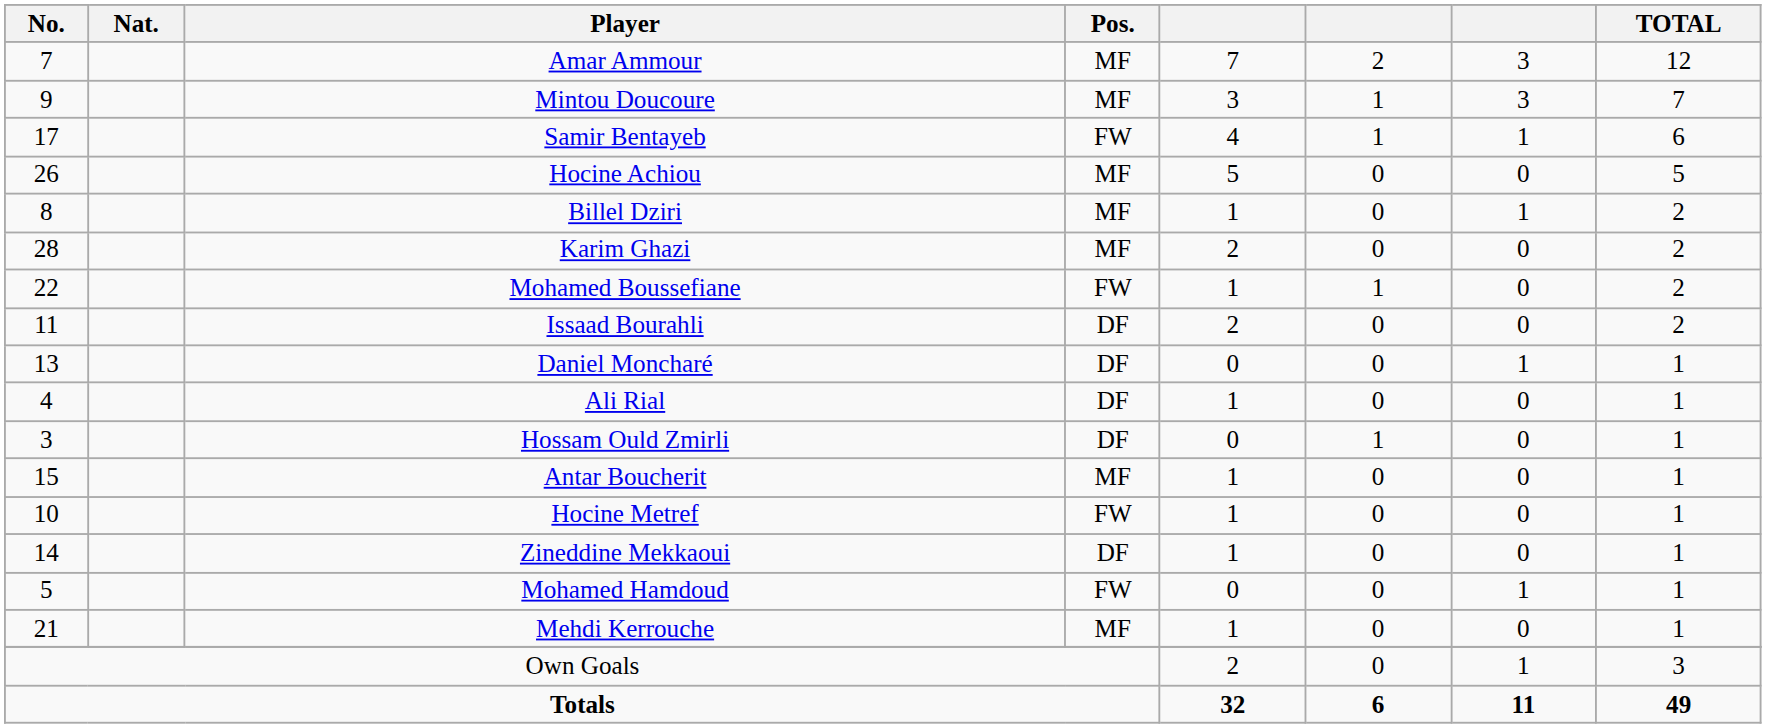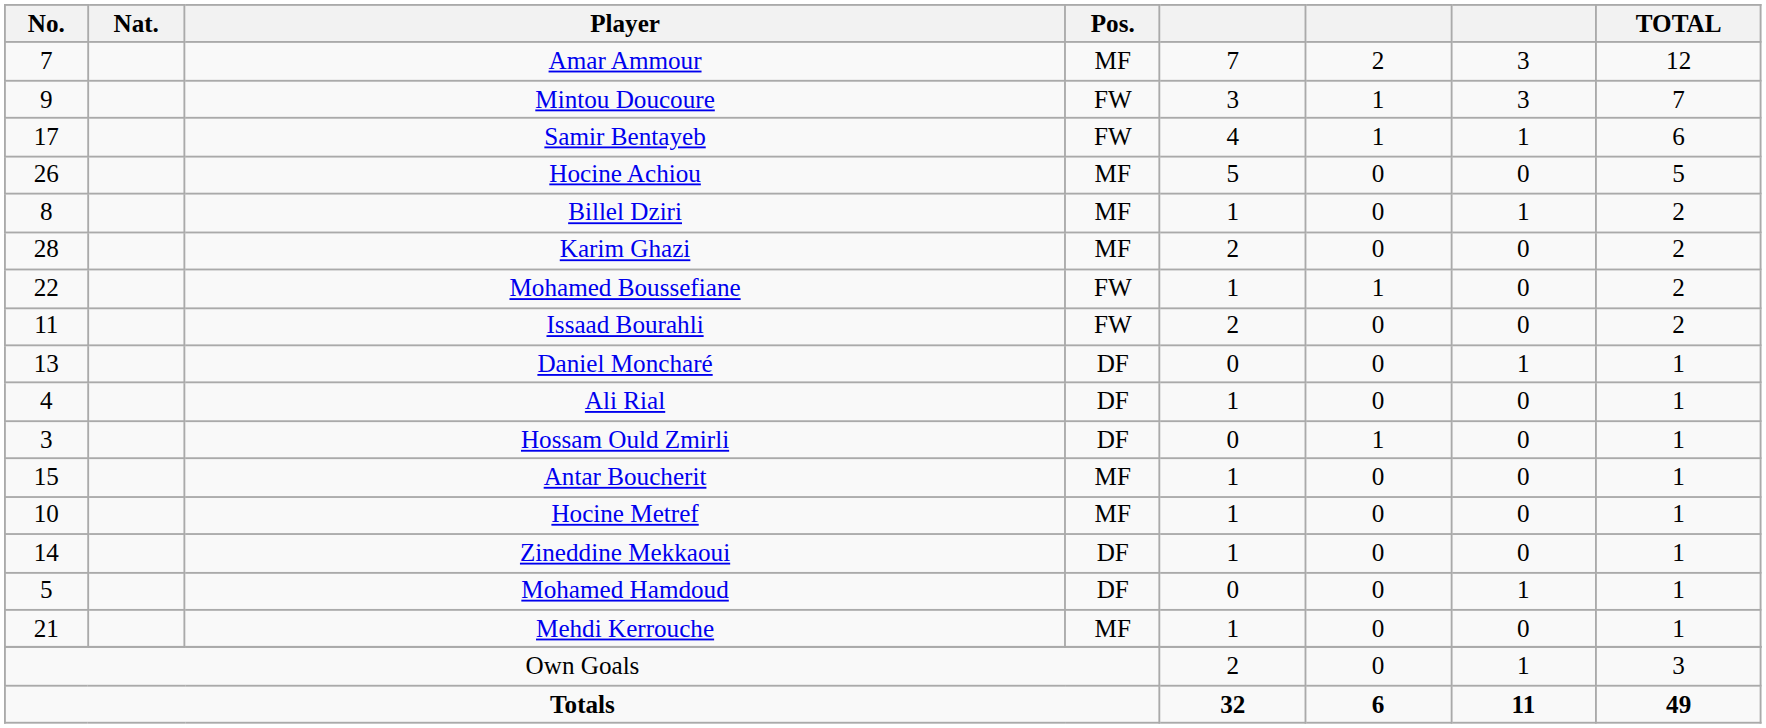(1113, 98) MF -> (1113, 98) FW
(1113, 325) DF -> (1113, 325) FW
(1113, 514) FW -> (1113, 514) MF
(1113, 590) FW -> (1113, 590) DF
